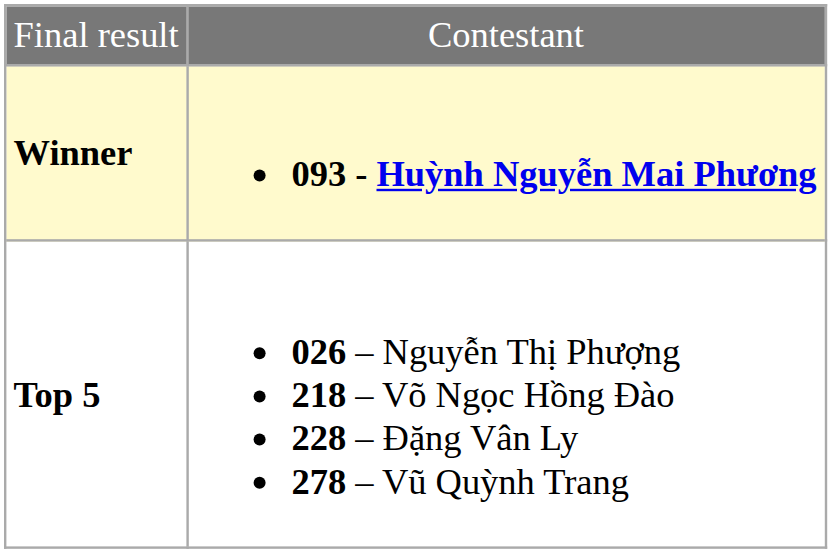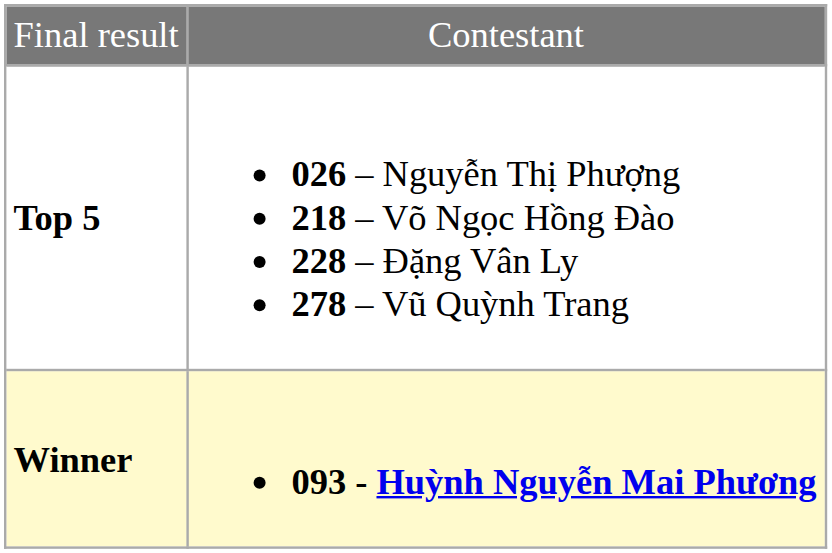rows swapped: (73, 152) <-> (57, 393)
